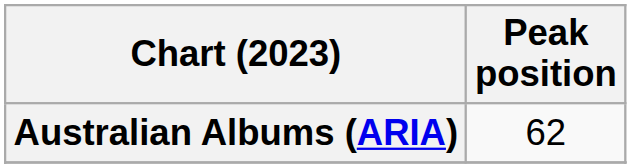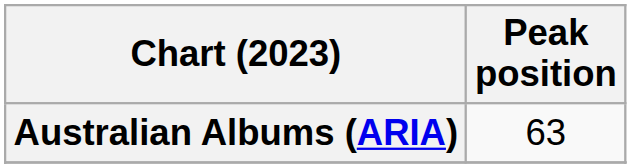(546, 132) 62 -> (546, 132) 63
